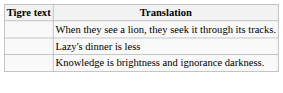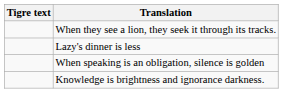+ row: (160, 63)
